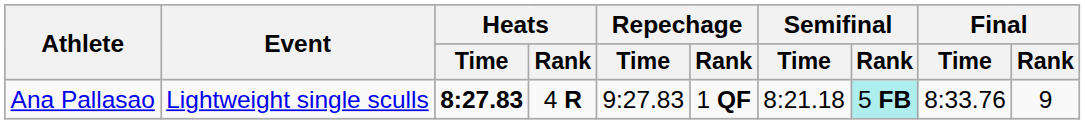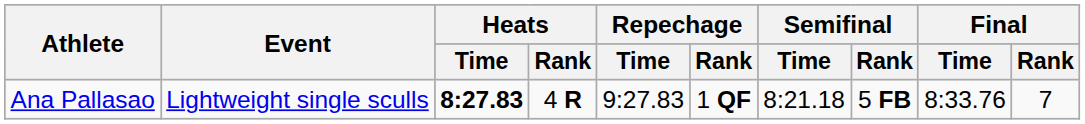(885, 100) paleturquoise background -> (885, 100) no background
(1045, 100) 9 -> (1045, 100) 7
